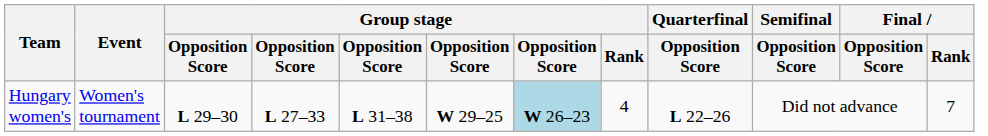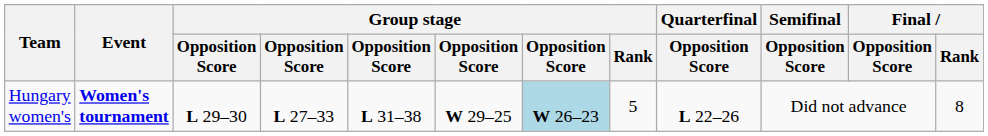(120, 106) normal -> (124, 106) bold
(624, 106) 4 -> (633, 106) 5
(951, 106) 7 -> (960, 106) 8
